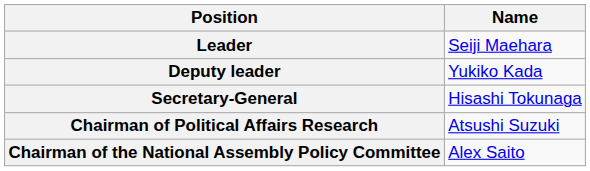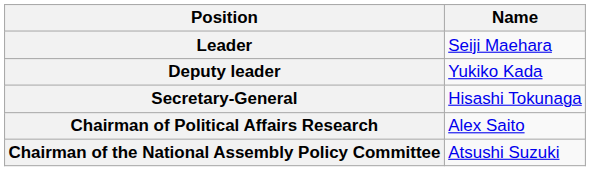(504, 125) Atsushi Suzuki -> (486, 125) Alex Saito
(486, 152) Alex Saito -> (504, 152) Atsushi Suzuki
